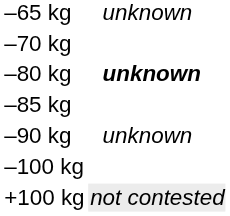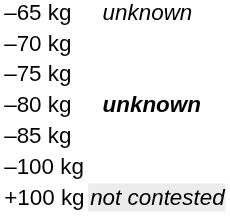+ row: (38, 74)
- row: (38, 135)
